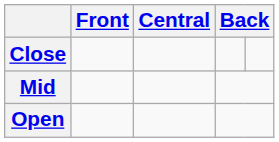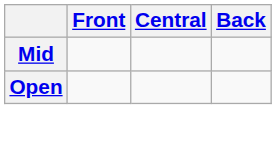- row: (38, 53)
